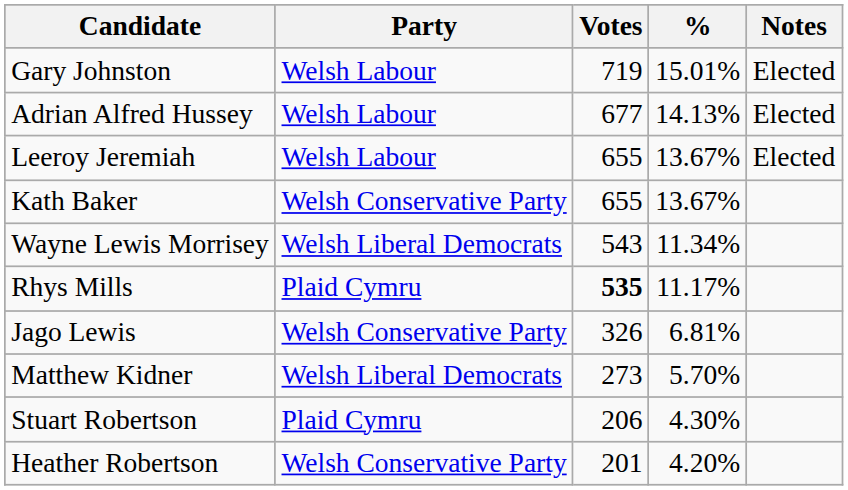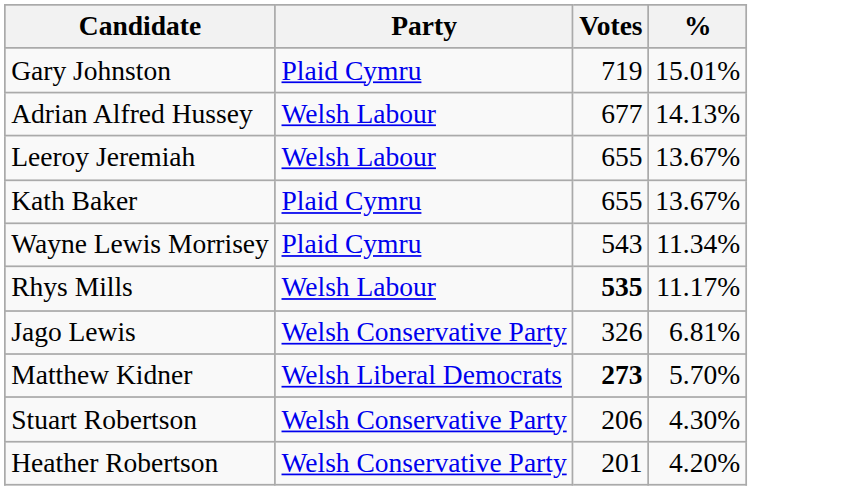- column: (794, 26)
(359, 69) Welsh Labour -> (351, 69) Plaid Cymru
(424, 200) Welsh Conservative Party -> (351, 200) Plaid Cymru
(422, 244) Welsh Liberal Democrats -> (351, 244) Plaid Cymru
(351, 288) Plaid Cymru -> (359, 288) Welsh Labour
(622, 375) normal -> (622, 375) bold
(351, 419) Plaid Cymru -> (424, 419) Welsh Conservative Party
